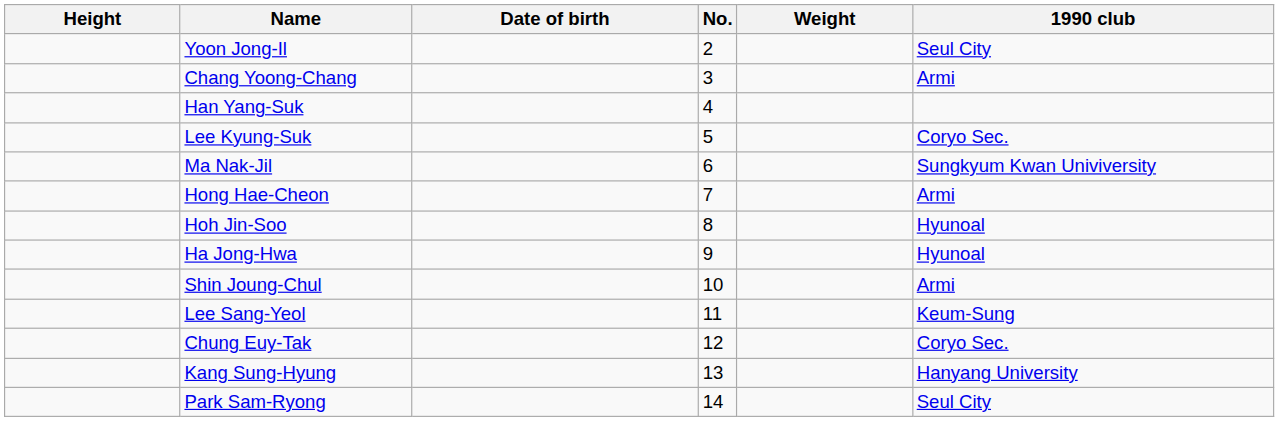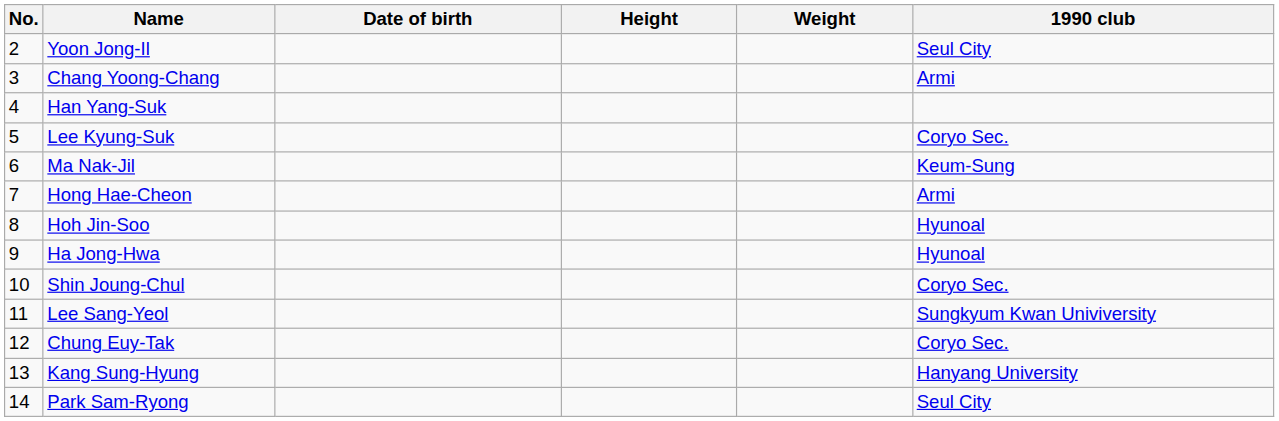columns swapped: (718, 19) <-> (92, 19)
(1036, 166) Sungkyum Kwan Univiversity -> (966, 166) Keum-Sung
(936, 284) Armi -> (963, 284) Coryo Sec.
(966, 313) Keum-Sung -> (1036, 313) Sungkyum Kwan Univiversity
